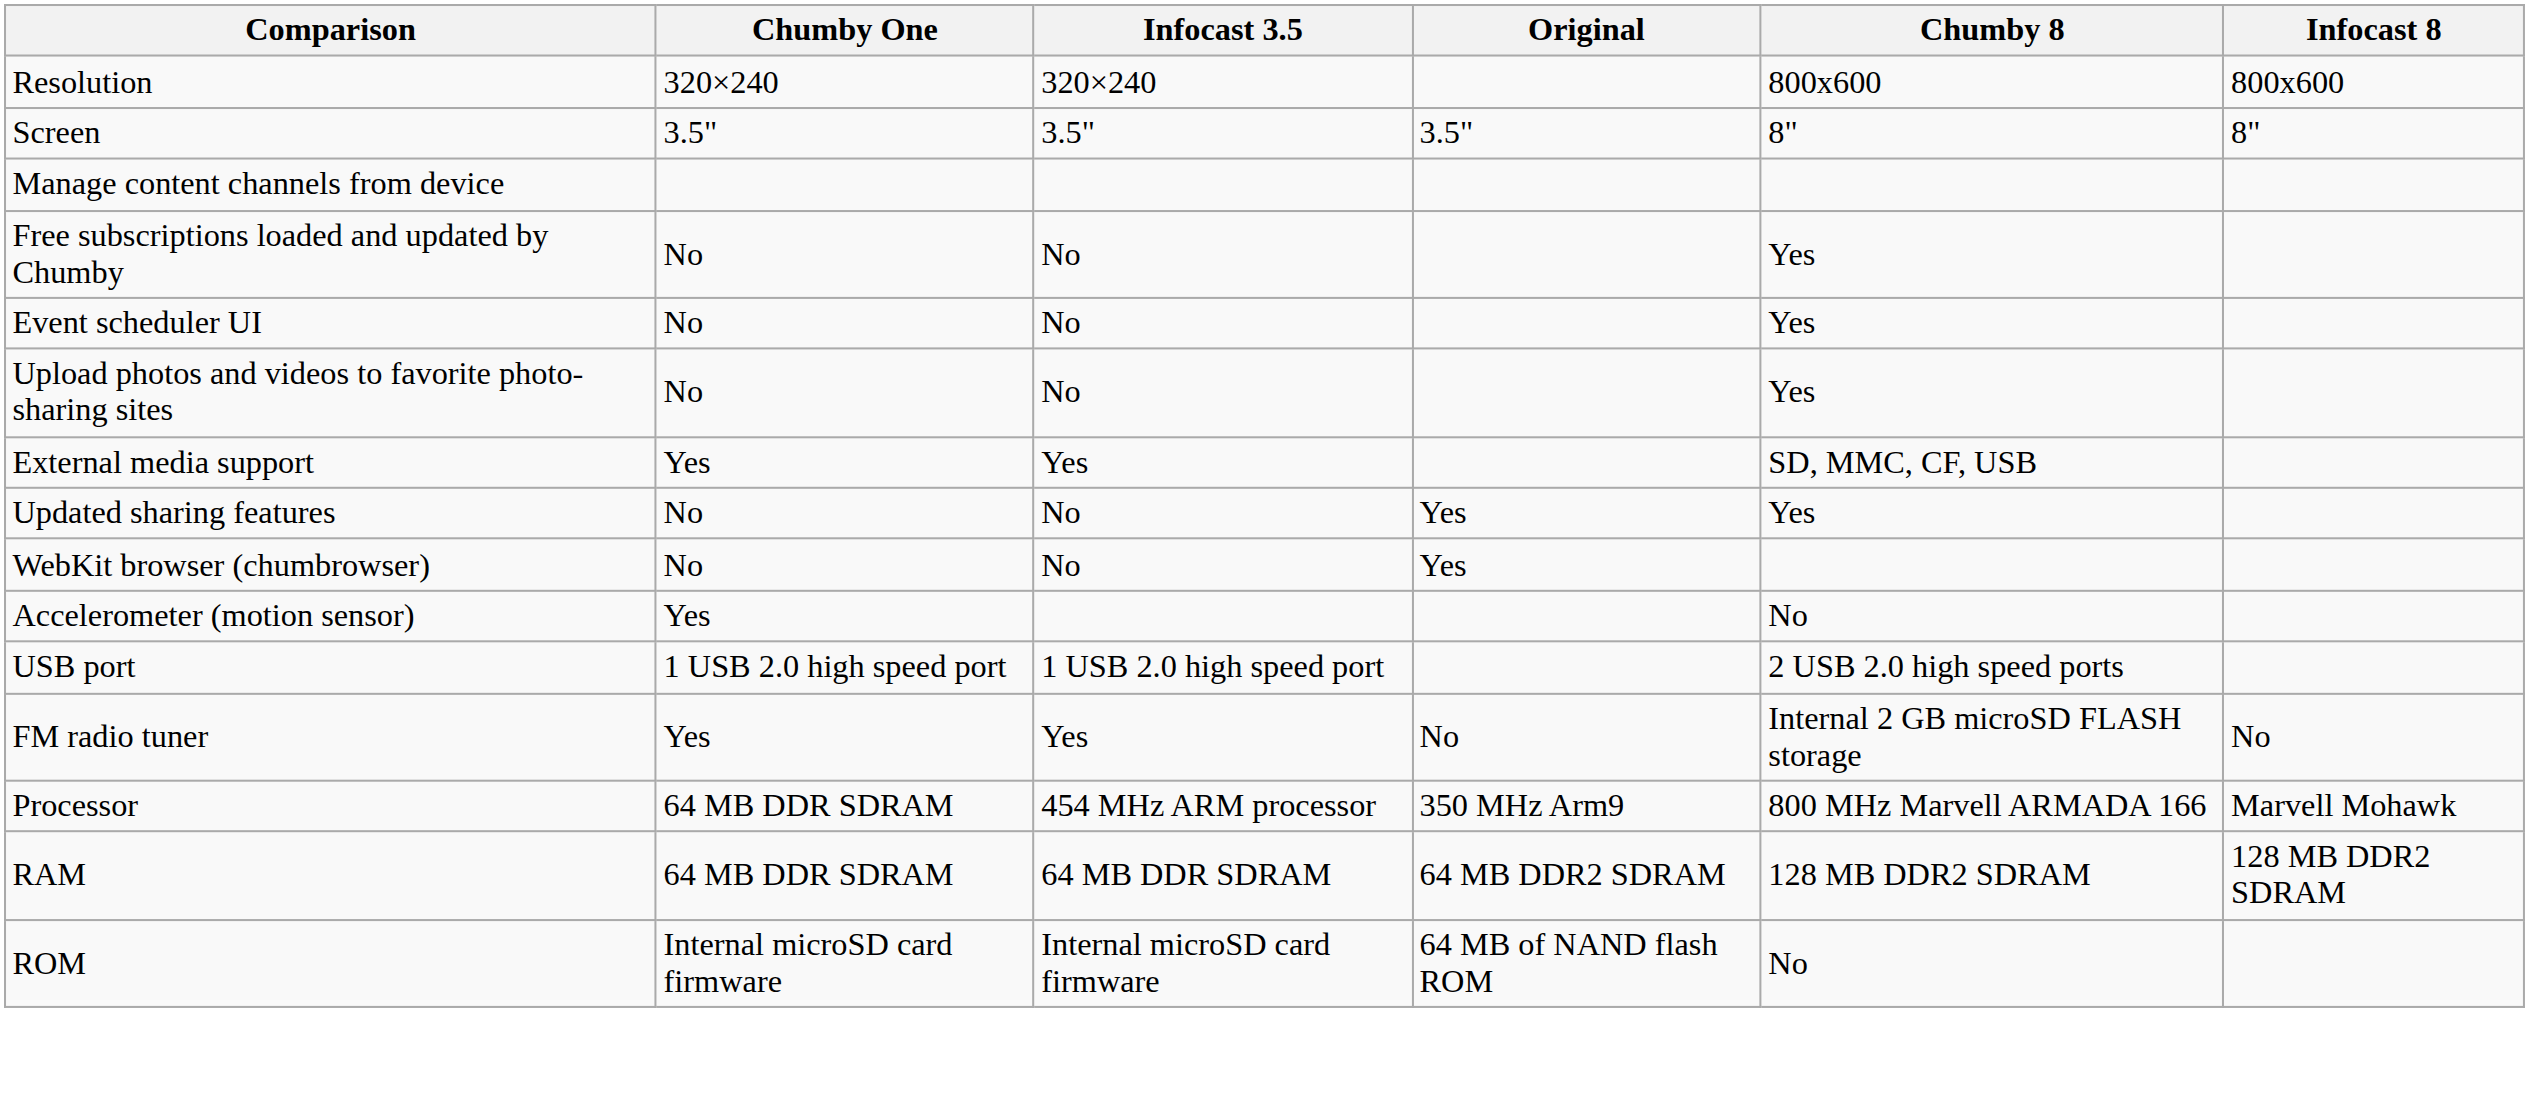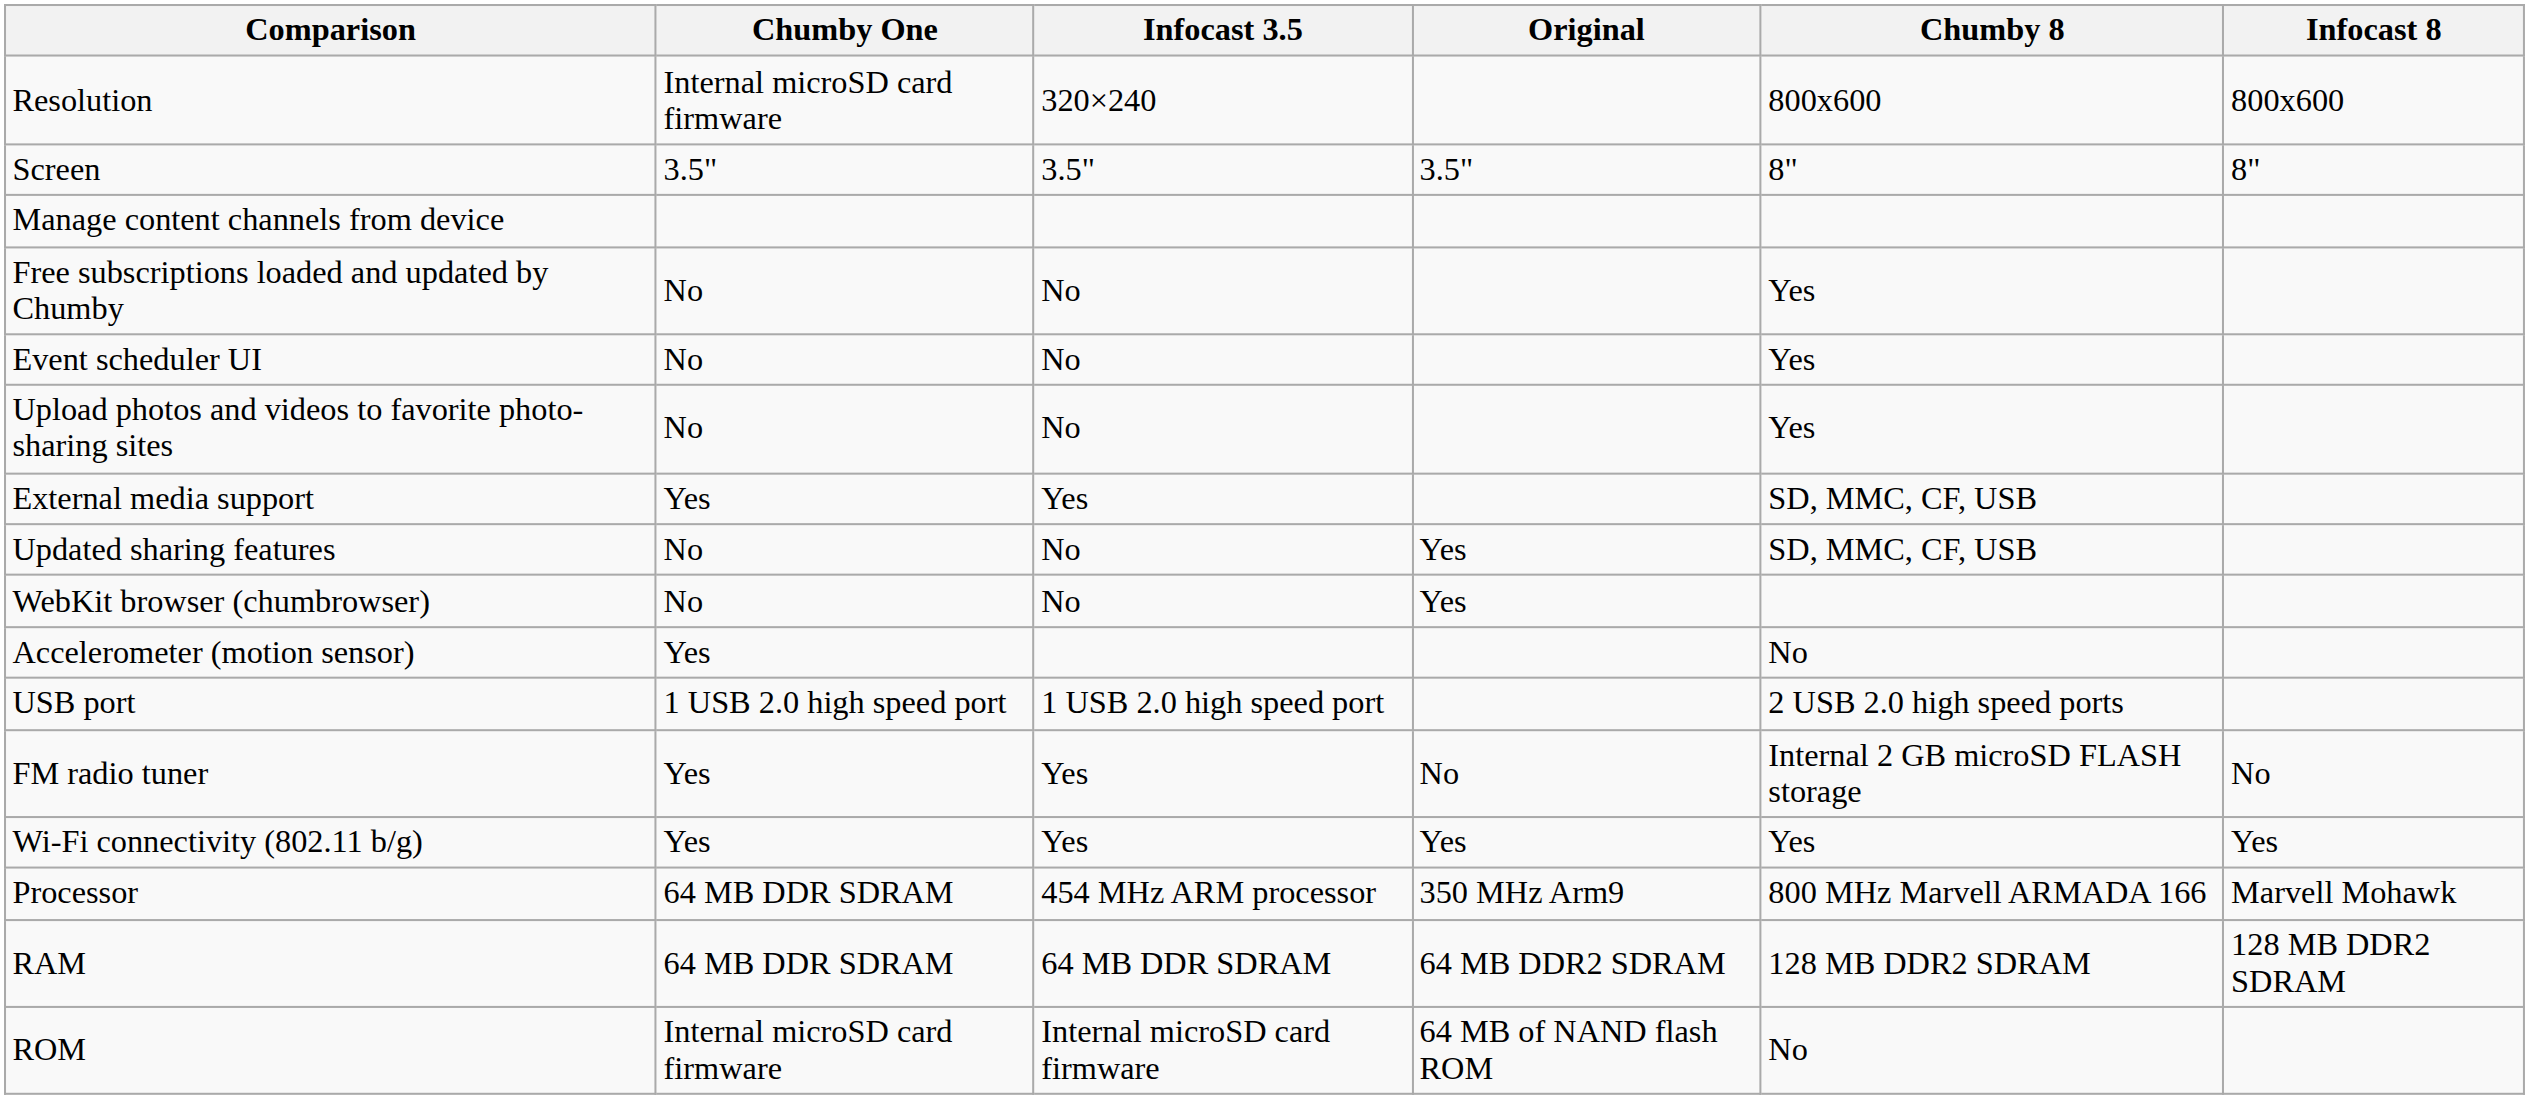(721, 81) 320×240 -> (808, 99) Internal microSD card firmware
(1792, 512) Yes -> (1903, 549) SD, MMC, CF, USB
+ row: (218, 841)
